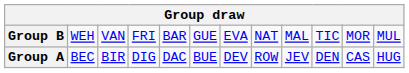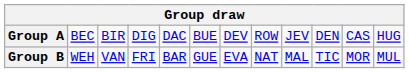rows swapped: (36, 57) <-> (36, 36)
